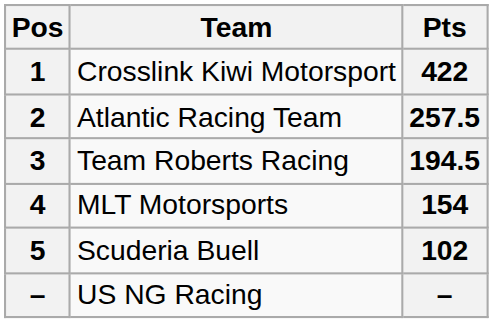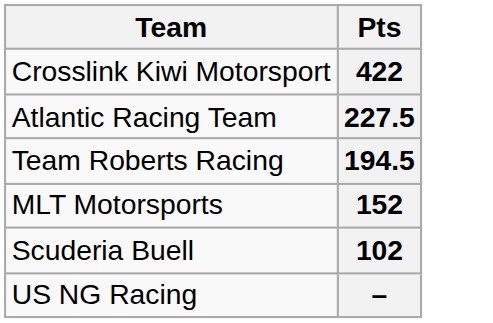- column: (38, 27)
(445, 116) 257.5 -> (379, 116) 227.5
(445, 205) 154 -> (379, 205) 152
